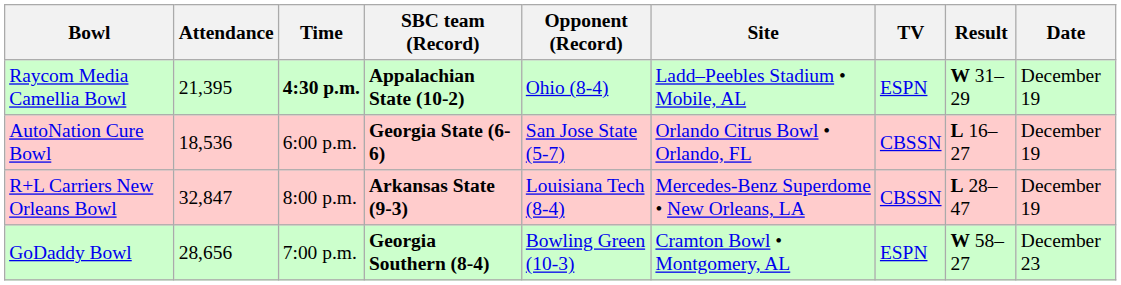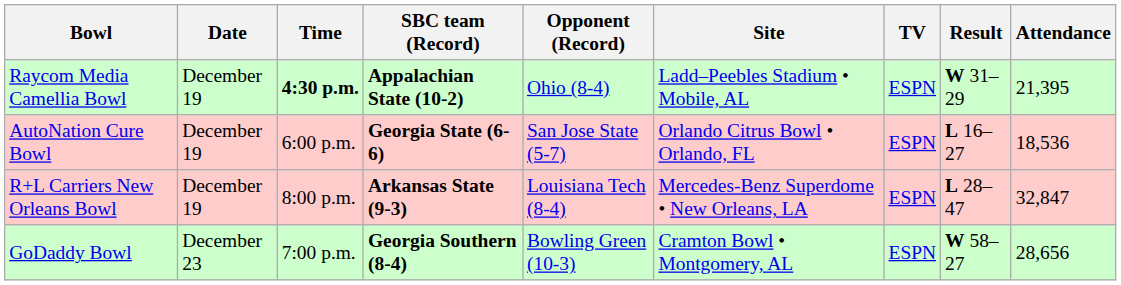columns swapped: (1066, 32) <-> (226, 32)
(911, 142) CBSSN -> (912, 142) ESPN
(911, 197) CBSSN -> (912, 197) ESPN
